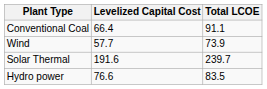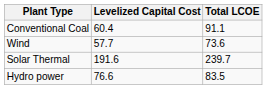(103, 28) 66.4 -> (103, 28) 60.4
(215, 44) 73.9 -> (215, 44) 73.6
